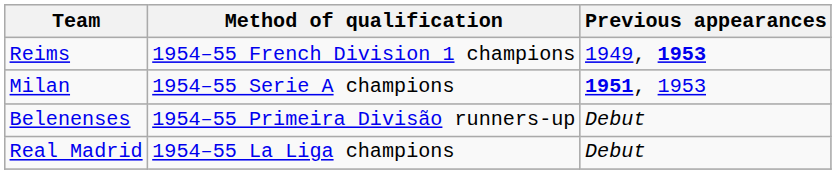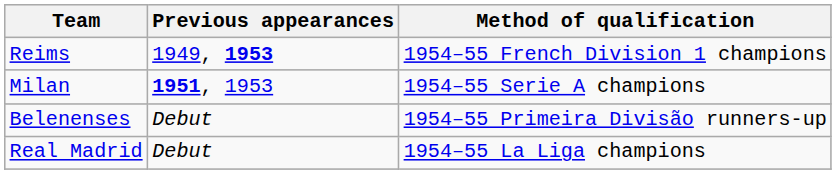columns swapped: (364, 21) <-> (706, 21)
